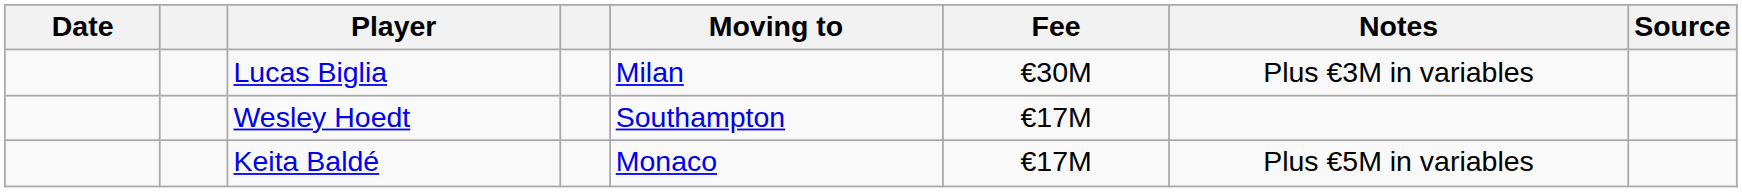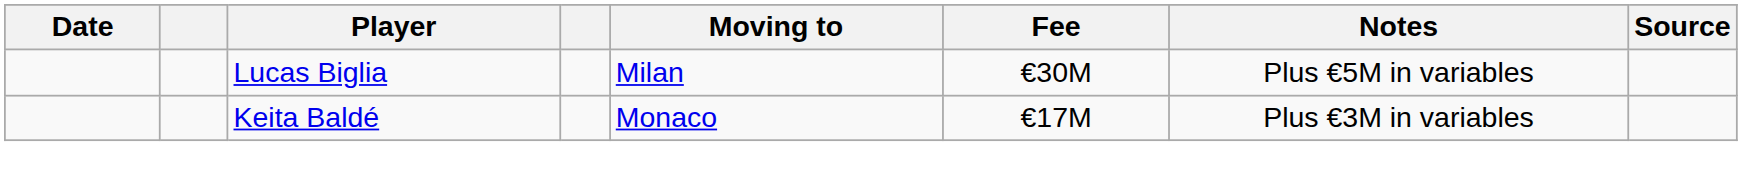(1399, 72) Plus €3M in variables -> (1399, 72) Plus €5M in variables
- row: (322, 117)
(1399, 162) Plus €5M in variables -> (1399, 117) Plus €3M in variables
